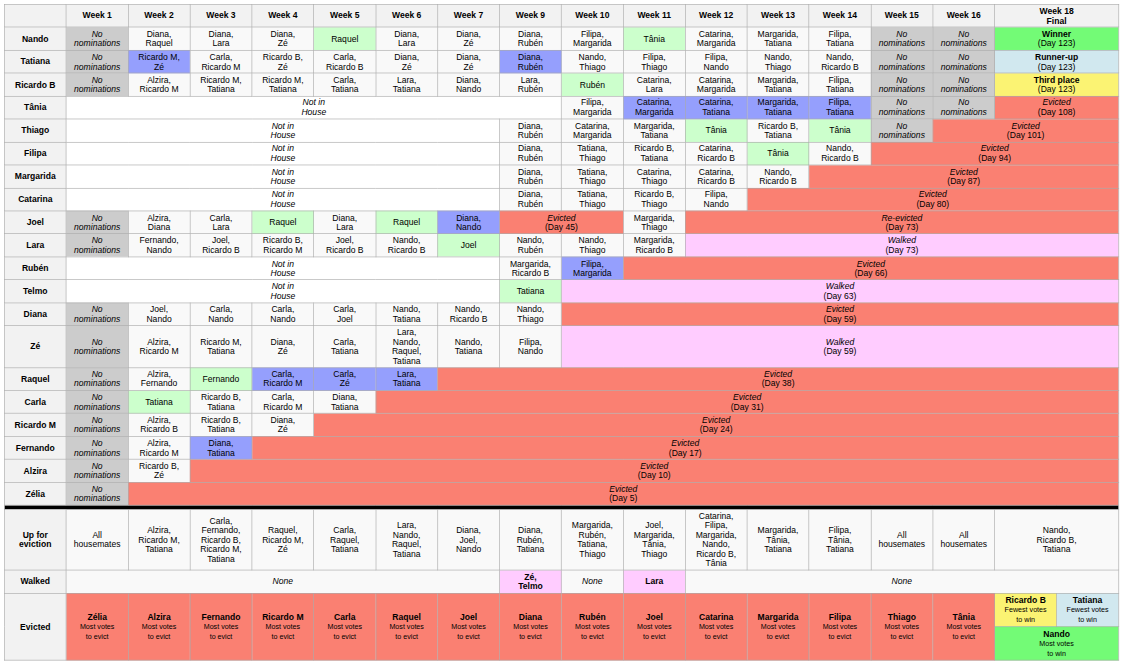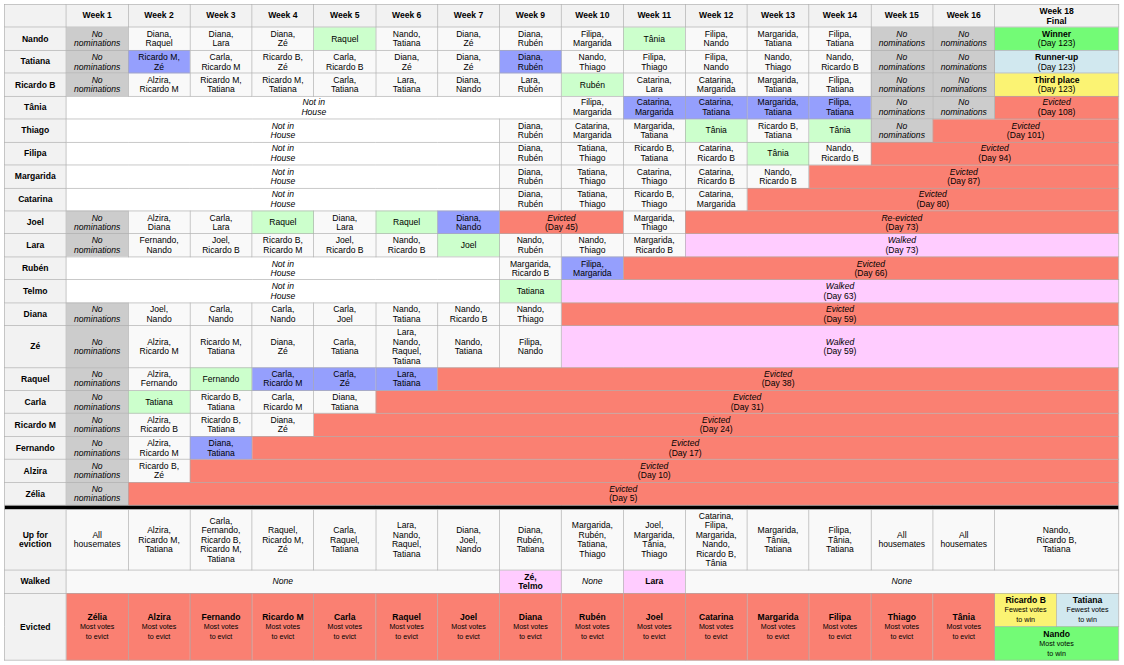(407, 38) Diana, Lara -> (407, 38) Nando, Tatiana
(716, 38) Catarina, Margarida -> (716, 38) Filipa, Nando
(716, 199) Filipa, Nando -> (716, 199) Catarina, Margarida
